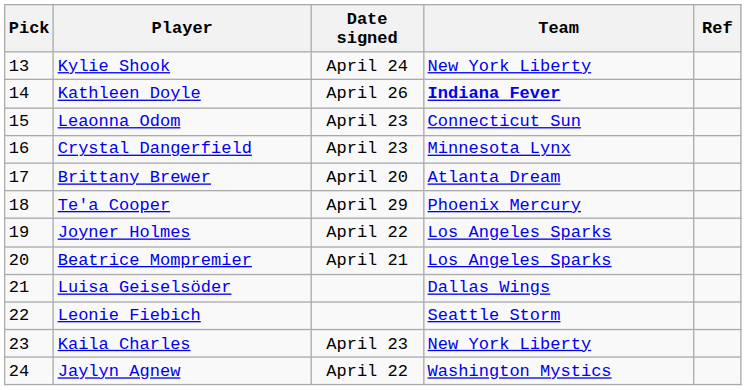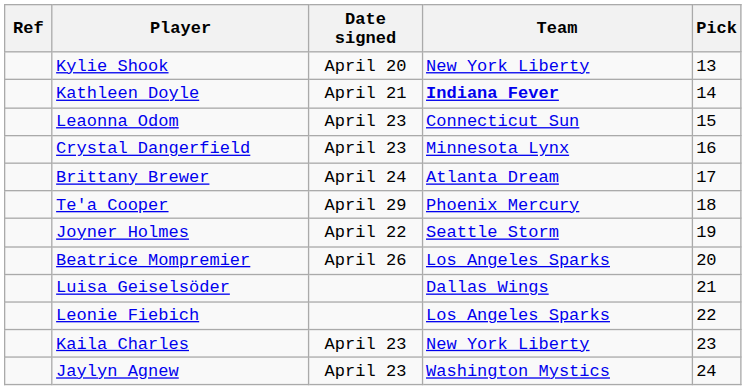columns swapped: (29, 28) <-> (717, 28)
(367, 66) April 24 -> (366, 66) April 20
(367, 94) April 26 -> (366, 94) April 21
(367, 177) April 20 -> (366, 177) April 24
(520, 232) Los Angeles Sparks -> (492, 232) Seattle Storm
(367, 260) April 21 -> (366, 260) April 26
(494, 316) Seattle Storm -> (518, 316) Los Angeles Sparks
(367, 371) April 22 -> (366, 371) April 23
